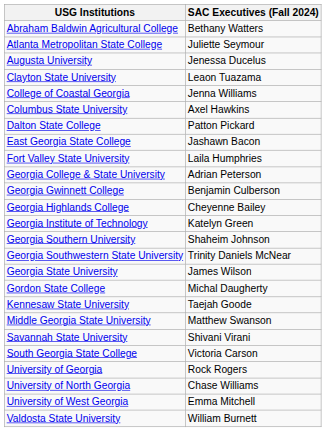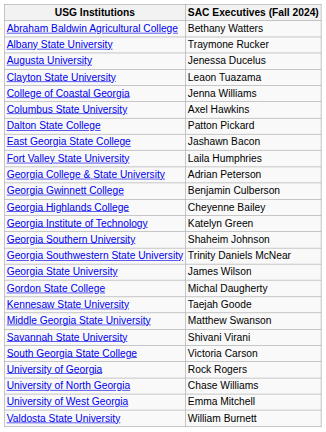+ row: (60, 45)
- row: (84, 45)
